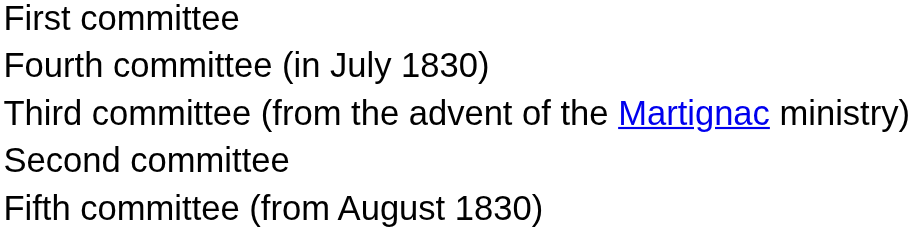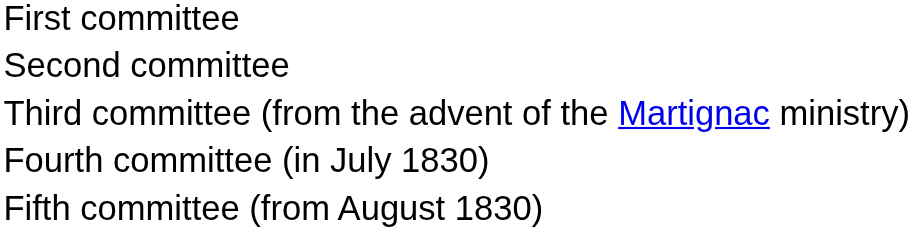rows swapped: (147, 160) <-> (246, 65)
